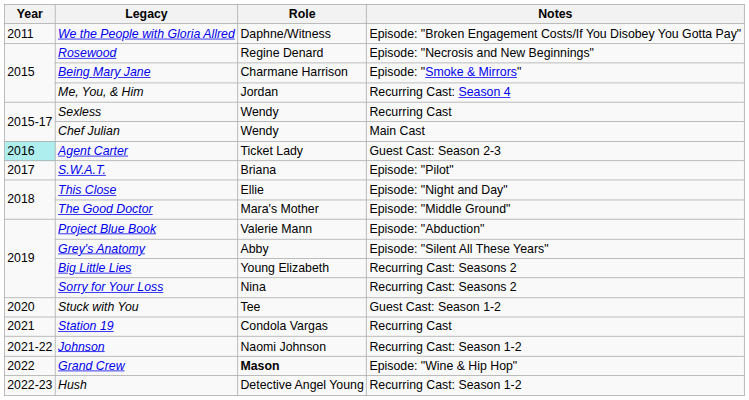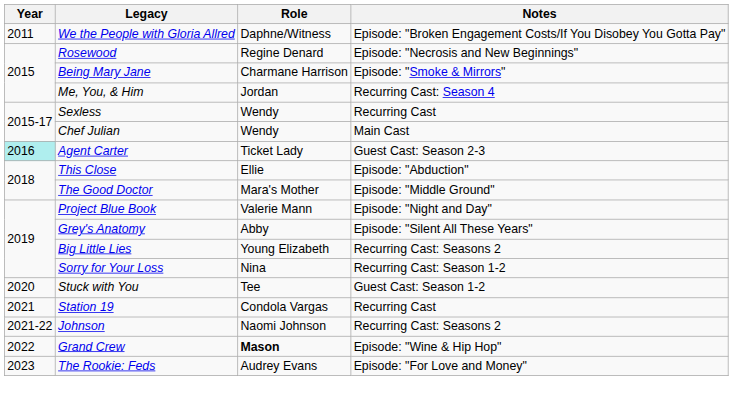- row: (82, 170)
(439, 190) Episode: "Night and Day" -> (411, 170) Episode: "Abduction"
(427, 229) Episode: "Abduction" -> (423, 209) Episode: "Night and Day"
(443, 287) Recurring Cast: Seasons 2 -> (430, 268) Recurring Cast: Season 1-2
(445, 346) Recurring Cast: Season 1-2 -> (427, 326) Recurring Cast: Seasons 2
- row: (72, 385)
+ row: (107, 365)
